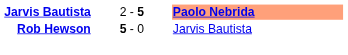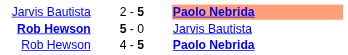(47, 12) bold -> (51, 12) normal
+ row: (132, 45)
